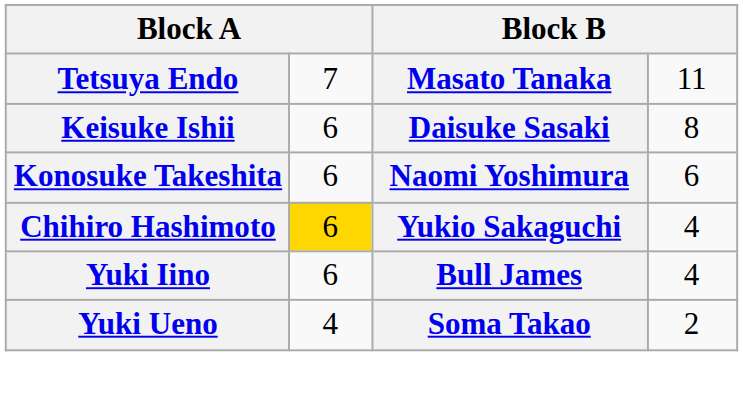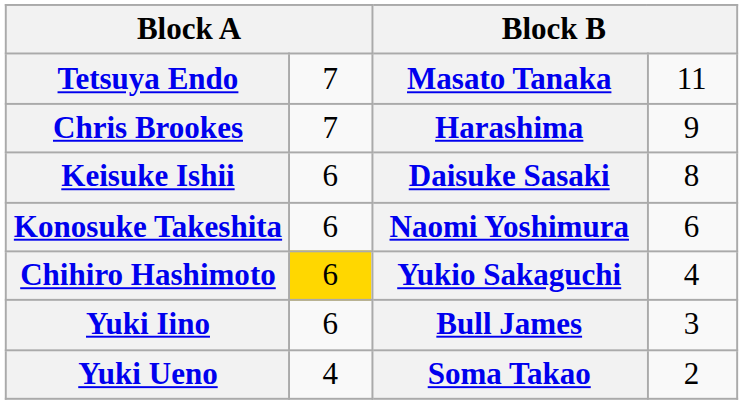+ row: (148, 127)
(692, 275) 4 -> (692, 324) 3
